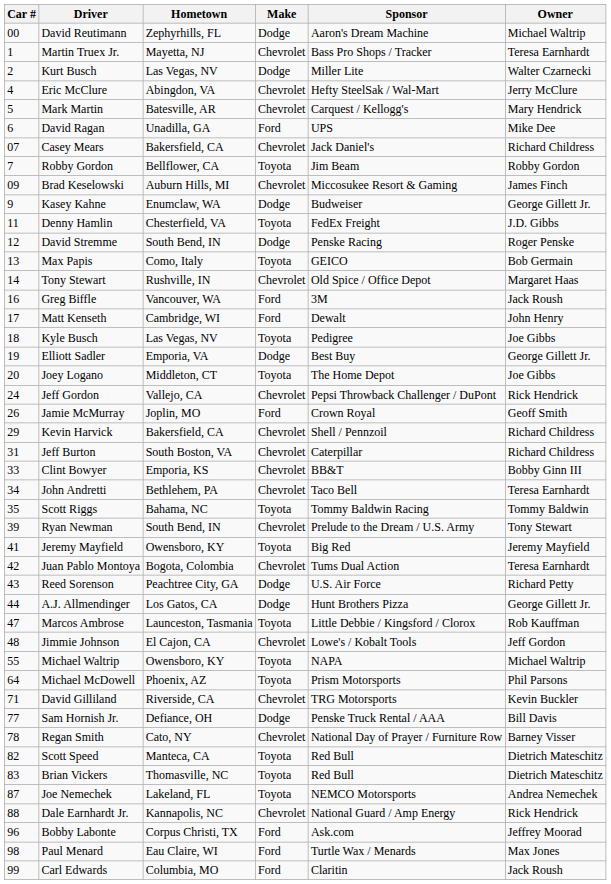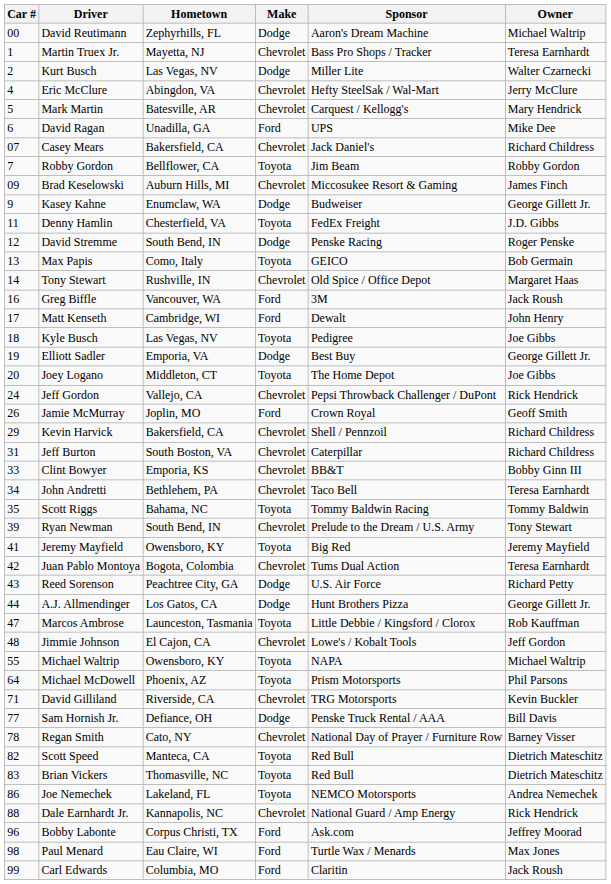(13, 794) 87 -> (13, 794) 86
